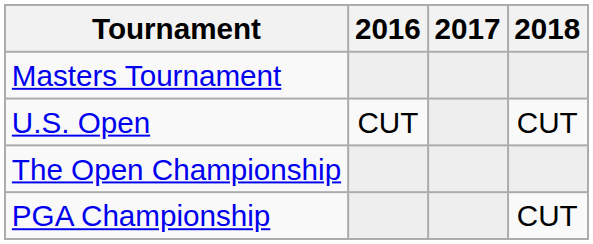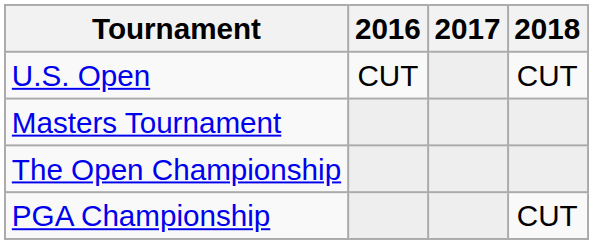rows swapped: (147, 76) <-> (81, 122)
